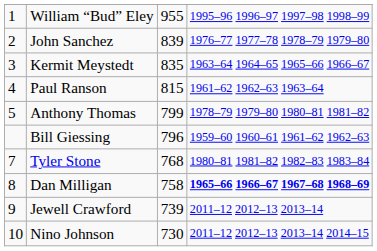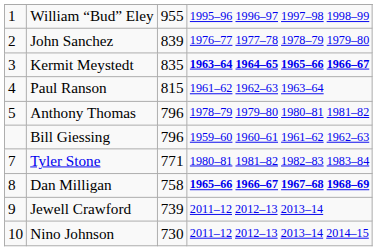(280, 64) normal -> (280, 64) bold
(172, 112) 799 -> (172, 112) 796
(172, 161) 768 -> (172, 161) 771
